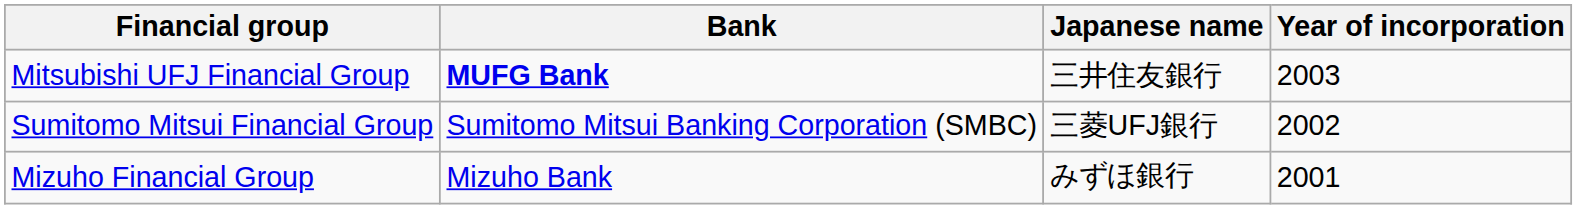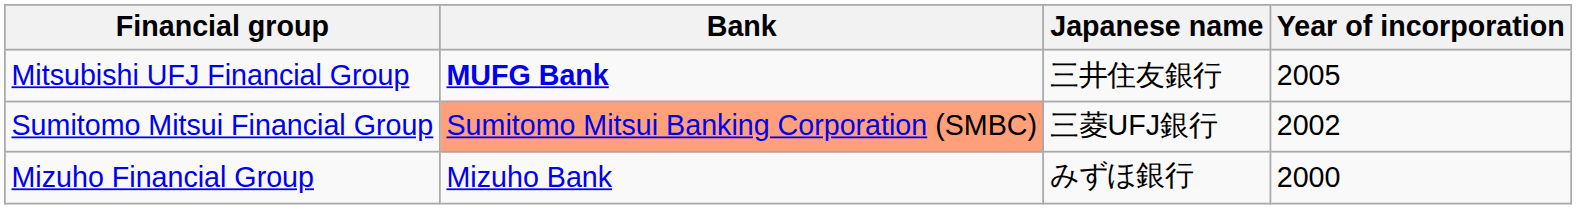(1309, 75) 2003 -> (1309, 75) 2005
(742, 126) no background -> (742, 126) lightsalmon background
(1309, 176) 2001 -> (1309, 176) 2000
